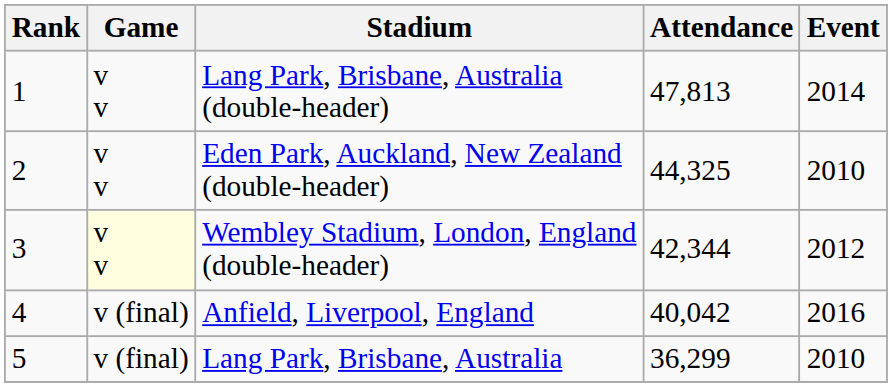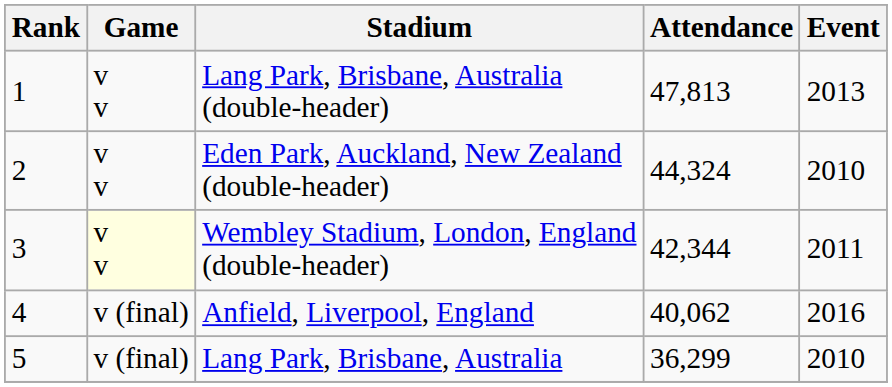(836, 90) 2014 -> (836, 90) 2013
(690, 170) 44,325 -> (690, 170) 44,324
(836, 249) 2012 -> (835, 249) 2011
(690, 312) 40,042 -> (690, 312) 40,062
